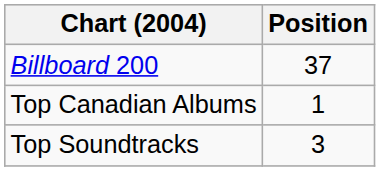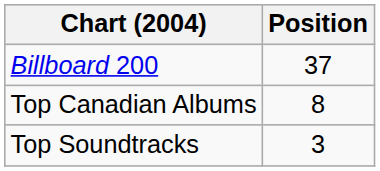(318, 104) 1 -> (318, 104) 8
